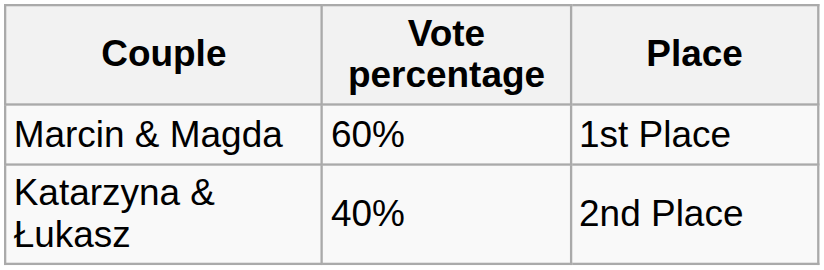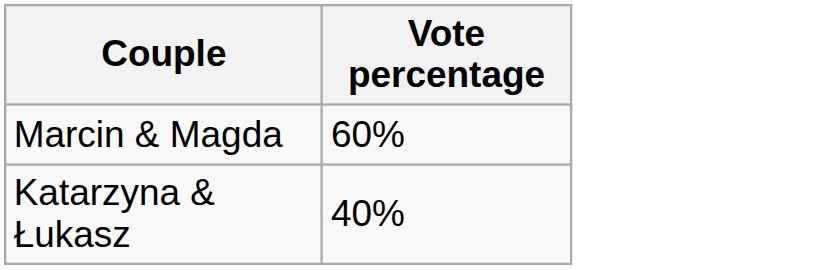- column: (695, 54)
